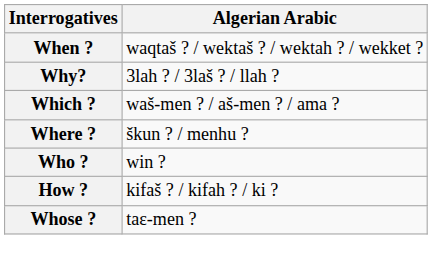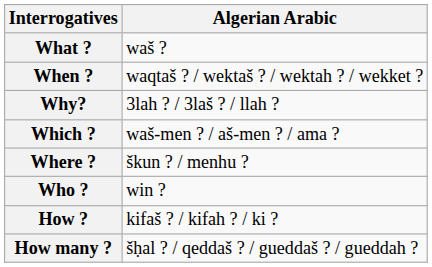+ row: (63, 47)
+ row: (63, 248)
- row: (63, 219)
